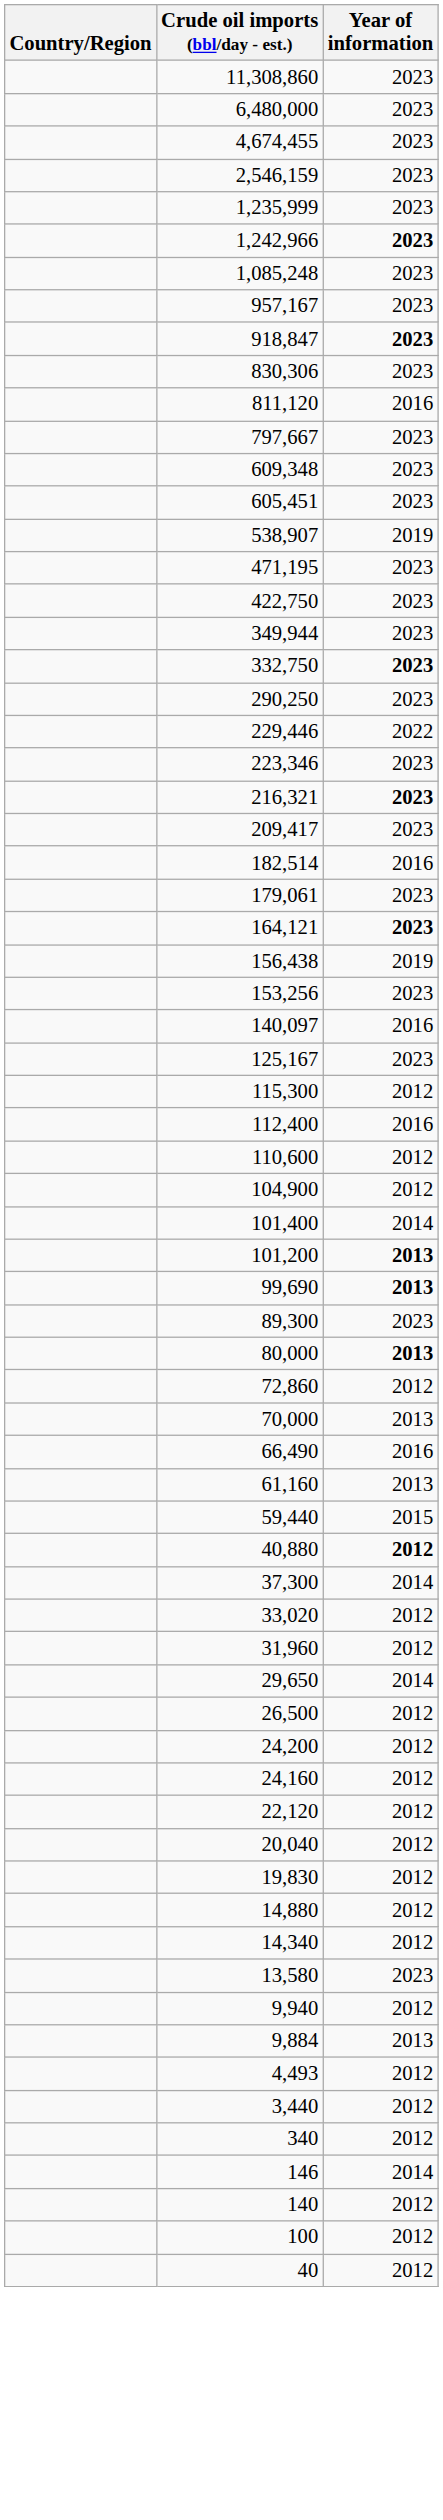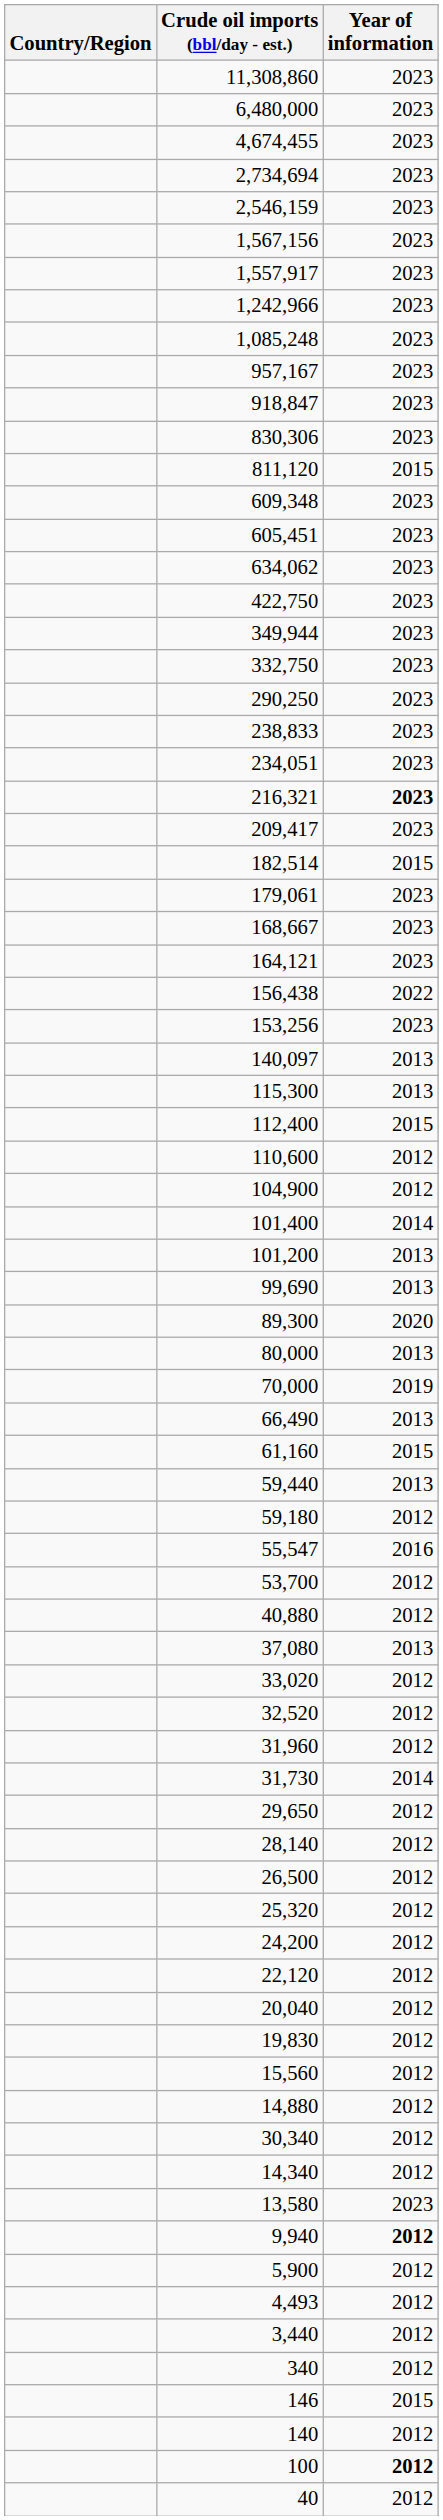+ row: (277, 175)
+ row: (277, 240)
+ row: (277, 273)
- row: (277, 207)
(413, 240) bold -> (413, 305) normal
(413, 338) bold -> (413, 404) normal
(413, 404) 2016 -> (413, 469) 2015
- row: (285, 436)
- row: (285, 535)
+ row: (285, 567)
- row: (285, 567)
(413, 666) bold -> (413, 666) normal
+ row: (285, 731)
+ row: (285, 764)
- row: (285, 731)
- row: (285, 764)
(413, 862) 2016 -> (413, 862) 2015
+ row: (285, 927)
(413, 927) bold -> (413, 960) normal
(413, 960) 2019 -> (413, 993) 2022
(413, 1026) 2016 -> (413, 1058) 2013
- row: (285, 1058)
(413, 1091) 2012 -> (413, 1091) 2013
(413, 1124) 2016 -> (413, 1124) 2015
(413, 1255) bold -> (413, 1255) normal
(413, 1287) bold -> (413, 1287) normal
(413, 1320) 2023 -> (413, 1320) 2020
(413, 1353) bold -> (413, 1353) normal
- row: (290, 1386)
(413, 1418) 2013 -> (413, 1386) 2019
(413, 1451) 2016 -> (413, 1418) 2013
(413, 1484) 2013 -> (413, 1451) 2015
(413, 1517) 2015 -> (413, 1484) 2013
+ row: (290, 1517)
+ row: (290, 1549)
+ row: (290, 1582)
(413, 1549) bold -> (413, 1615) normal
- row: (290, 1582)
+ row: (290, 1648)
+ row: (290, 1713)
+ row: (290, 1778)
(413, 1680) 2014 -> (413, 1811) 2012
+ row: (290, 1844)
+ row: (290, 1909)
- row: (290, 1778)
+ row: (290, 2073)
+ row: (290, 2139)
(413, 2008) normal -> (413, 2237) bold
- row: (295, 2040)
+ row: (295, 2269)
(413, 2171) 2014 -> (413, 2400) 2015
(413, 2237) normal -> (413, 2466) bold
